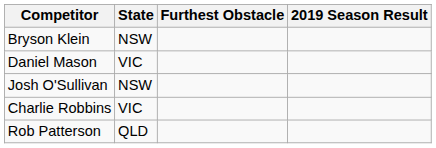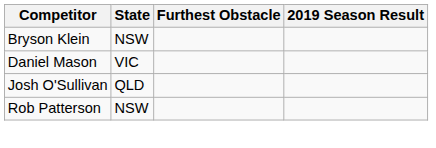(135, 85) NSW -> (129, 85) QLD
- row: (60, 108)
(133, 131) QLD -> (131, 108) NSW
